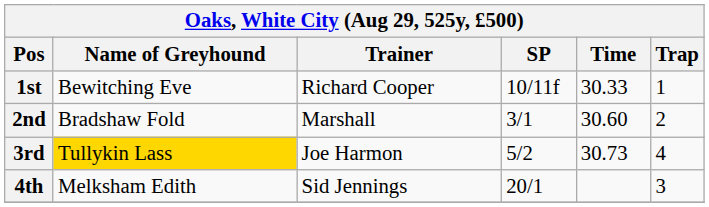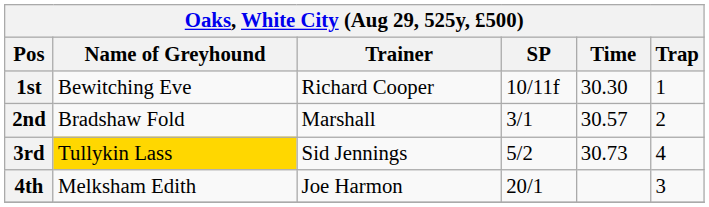(604, 86) 30.33 -> (604, 86) 30.30
(604, 119) 30.60 -> (604, 119) 30.57
(352, 152) Joe Harmon -> (354, 152) Sid Jennings
(354, 185) Sid Jennings -> (352, 185) Joe Harmon
